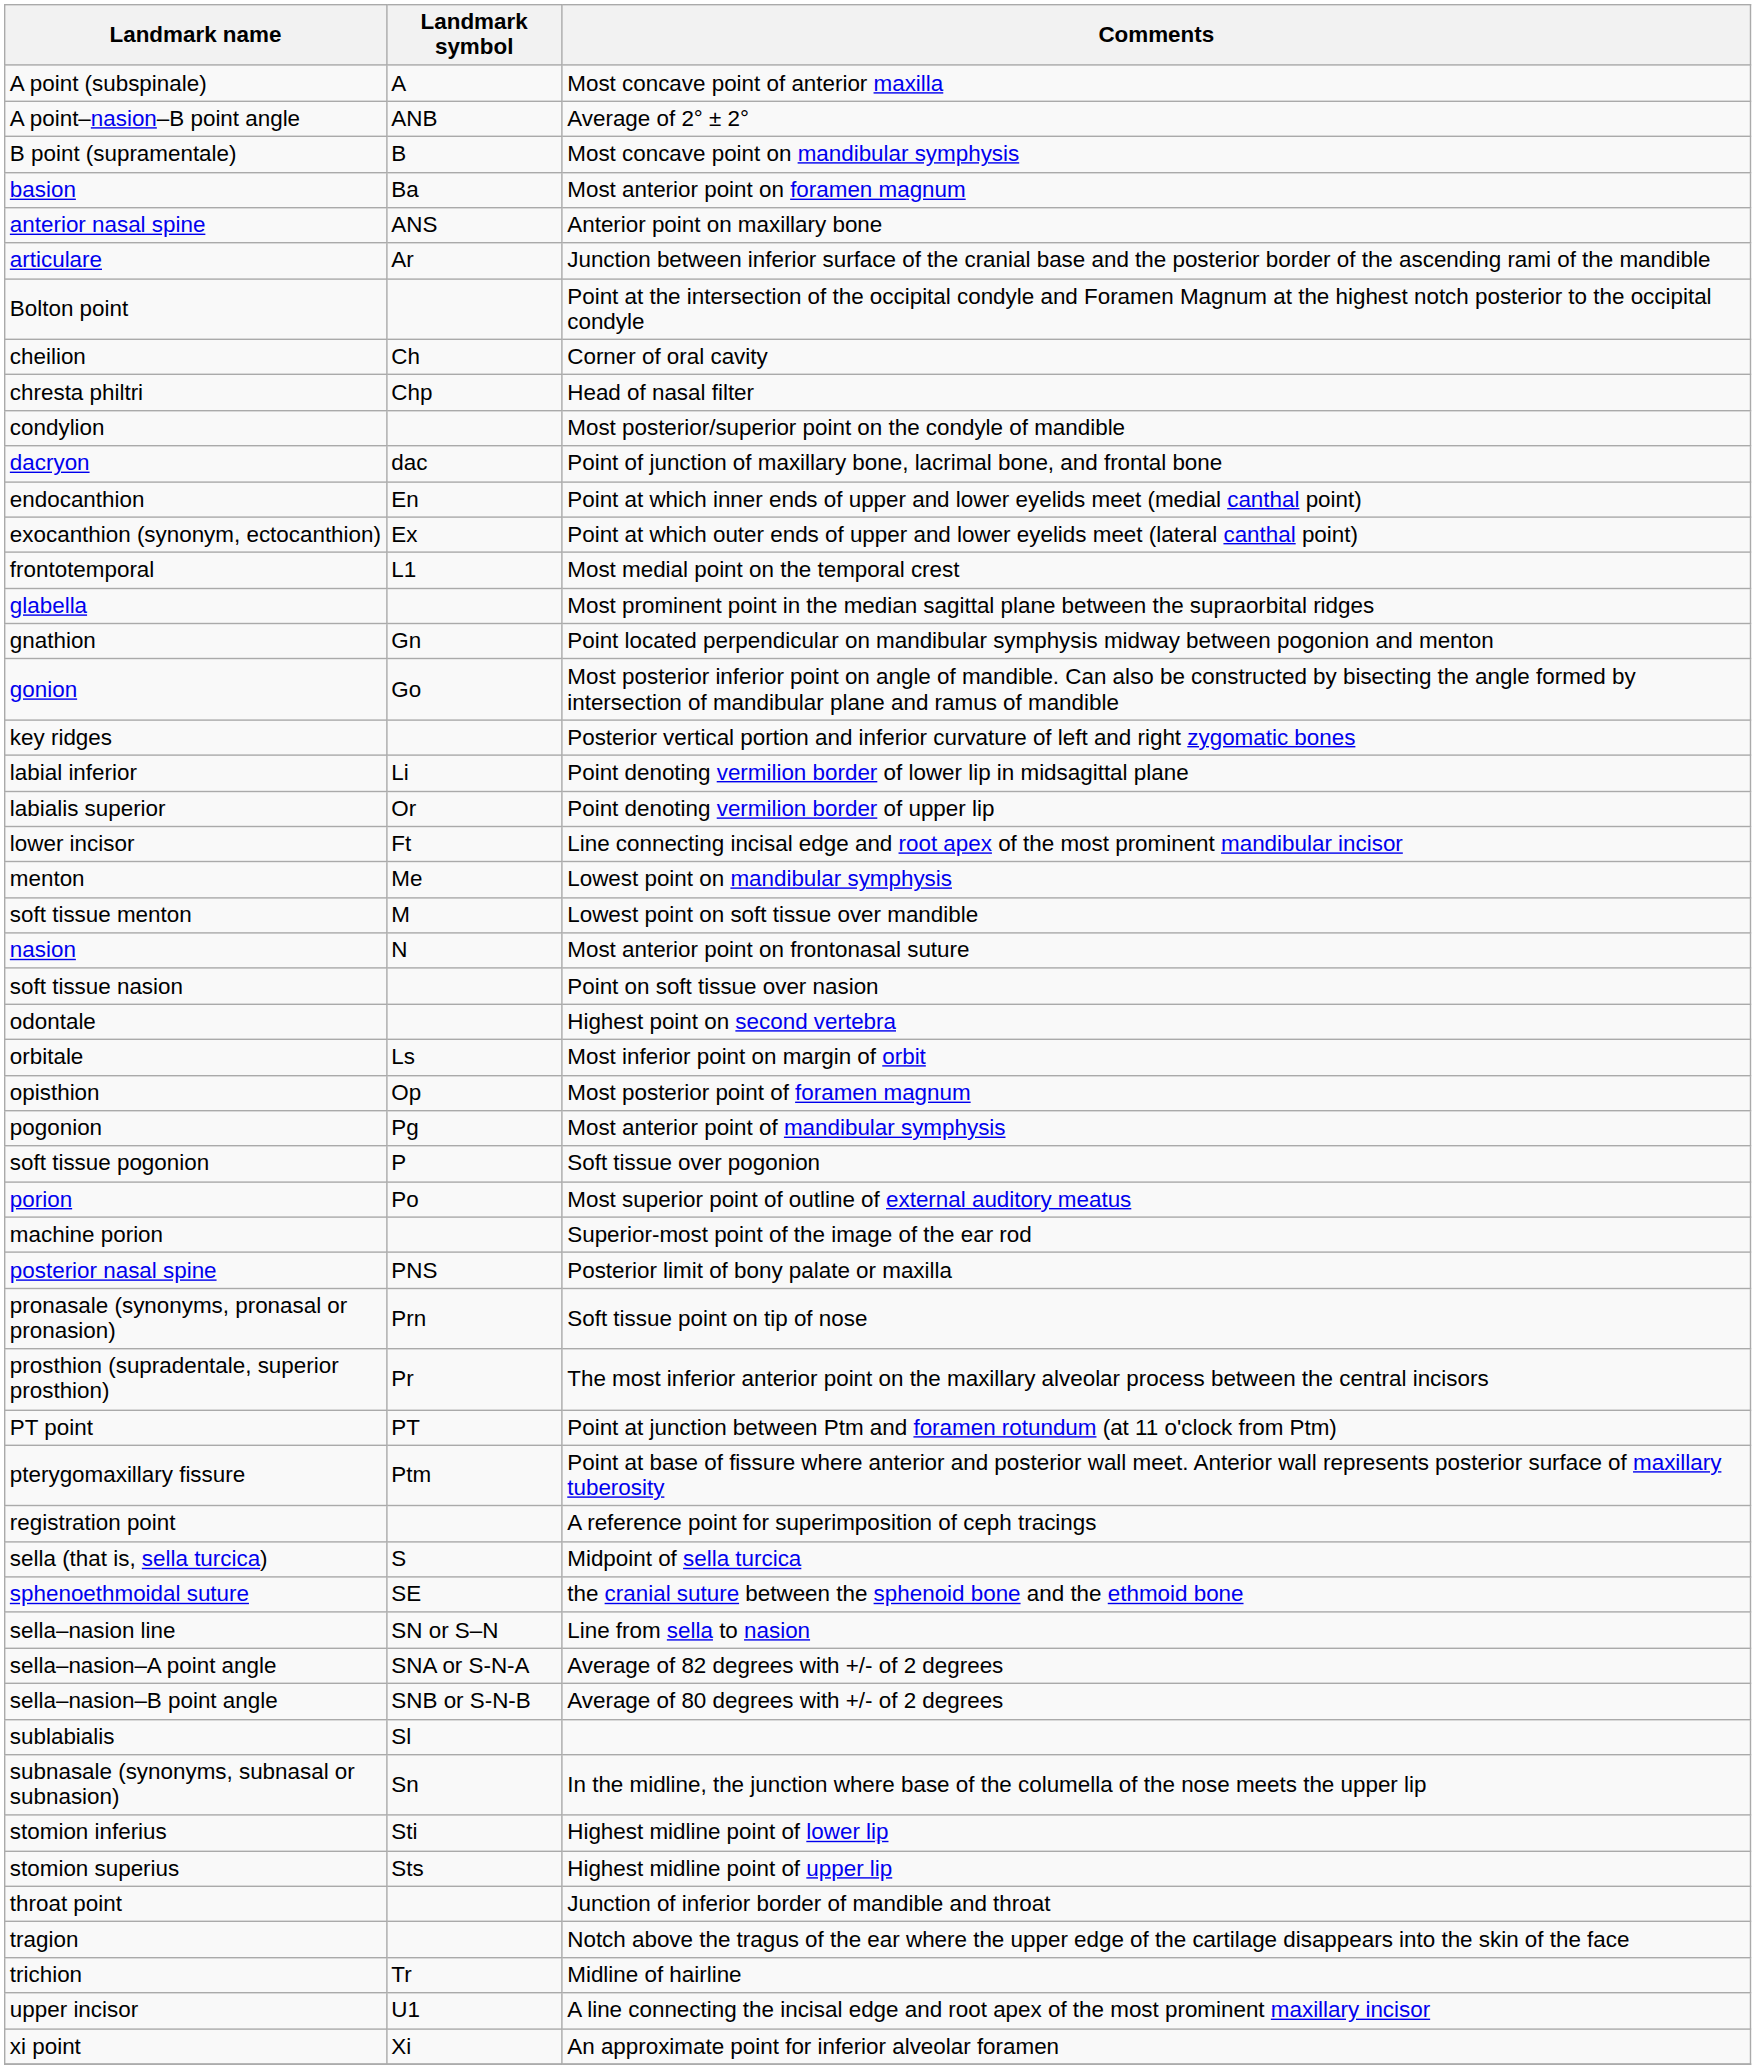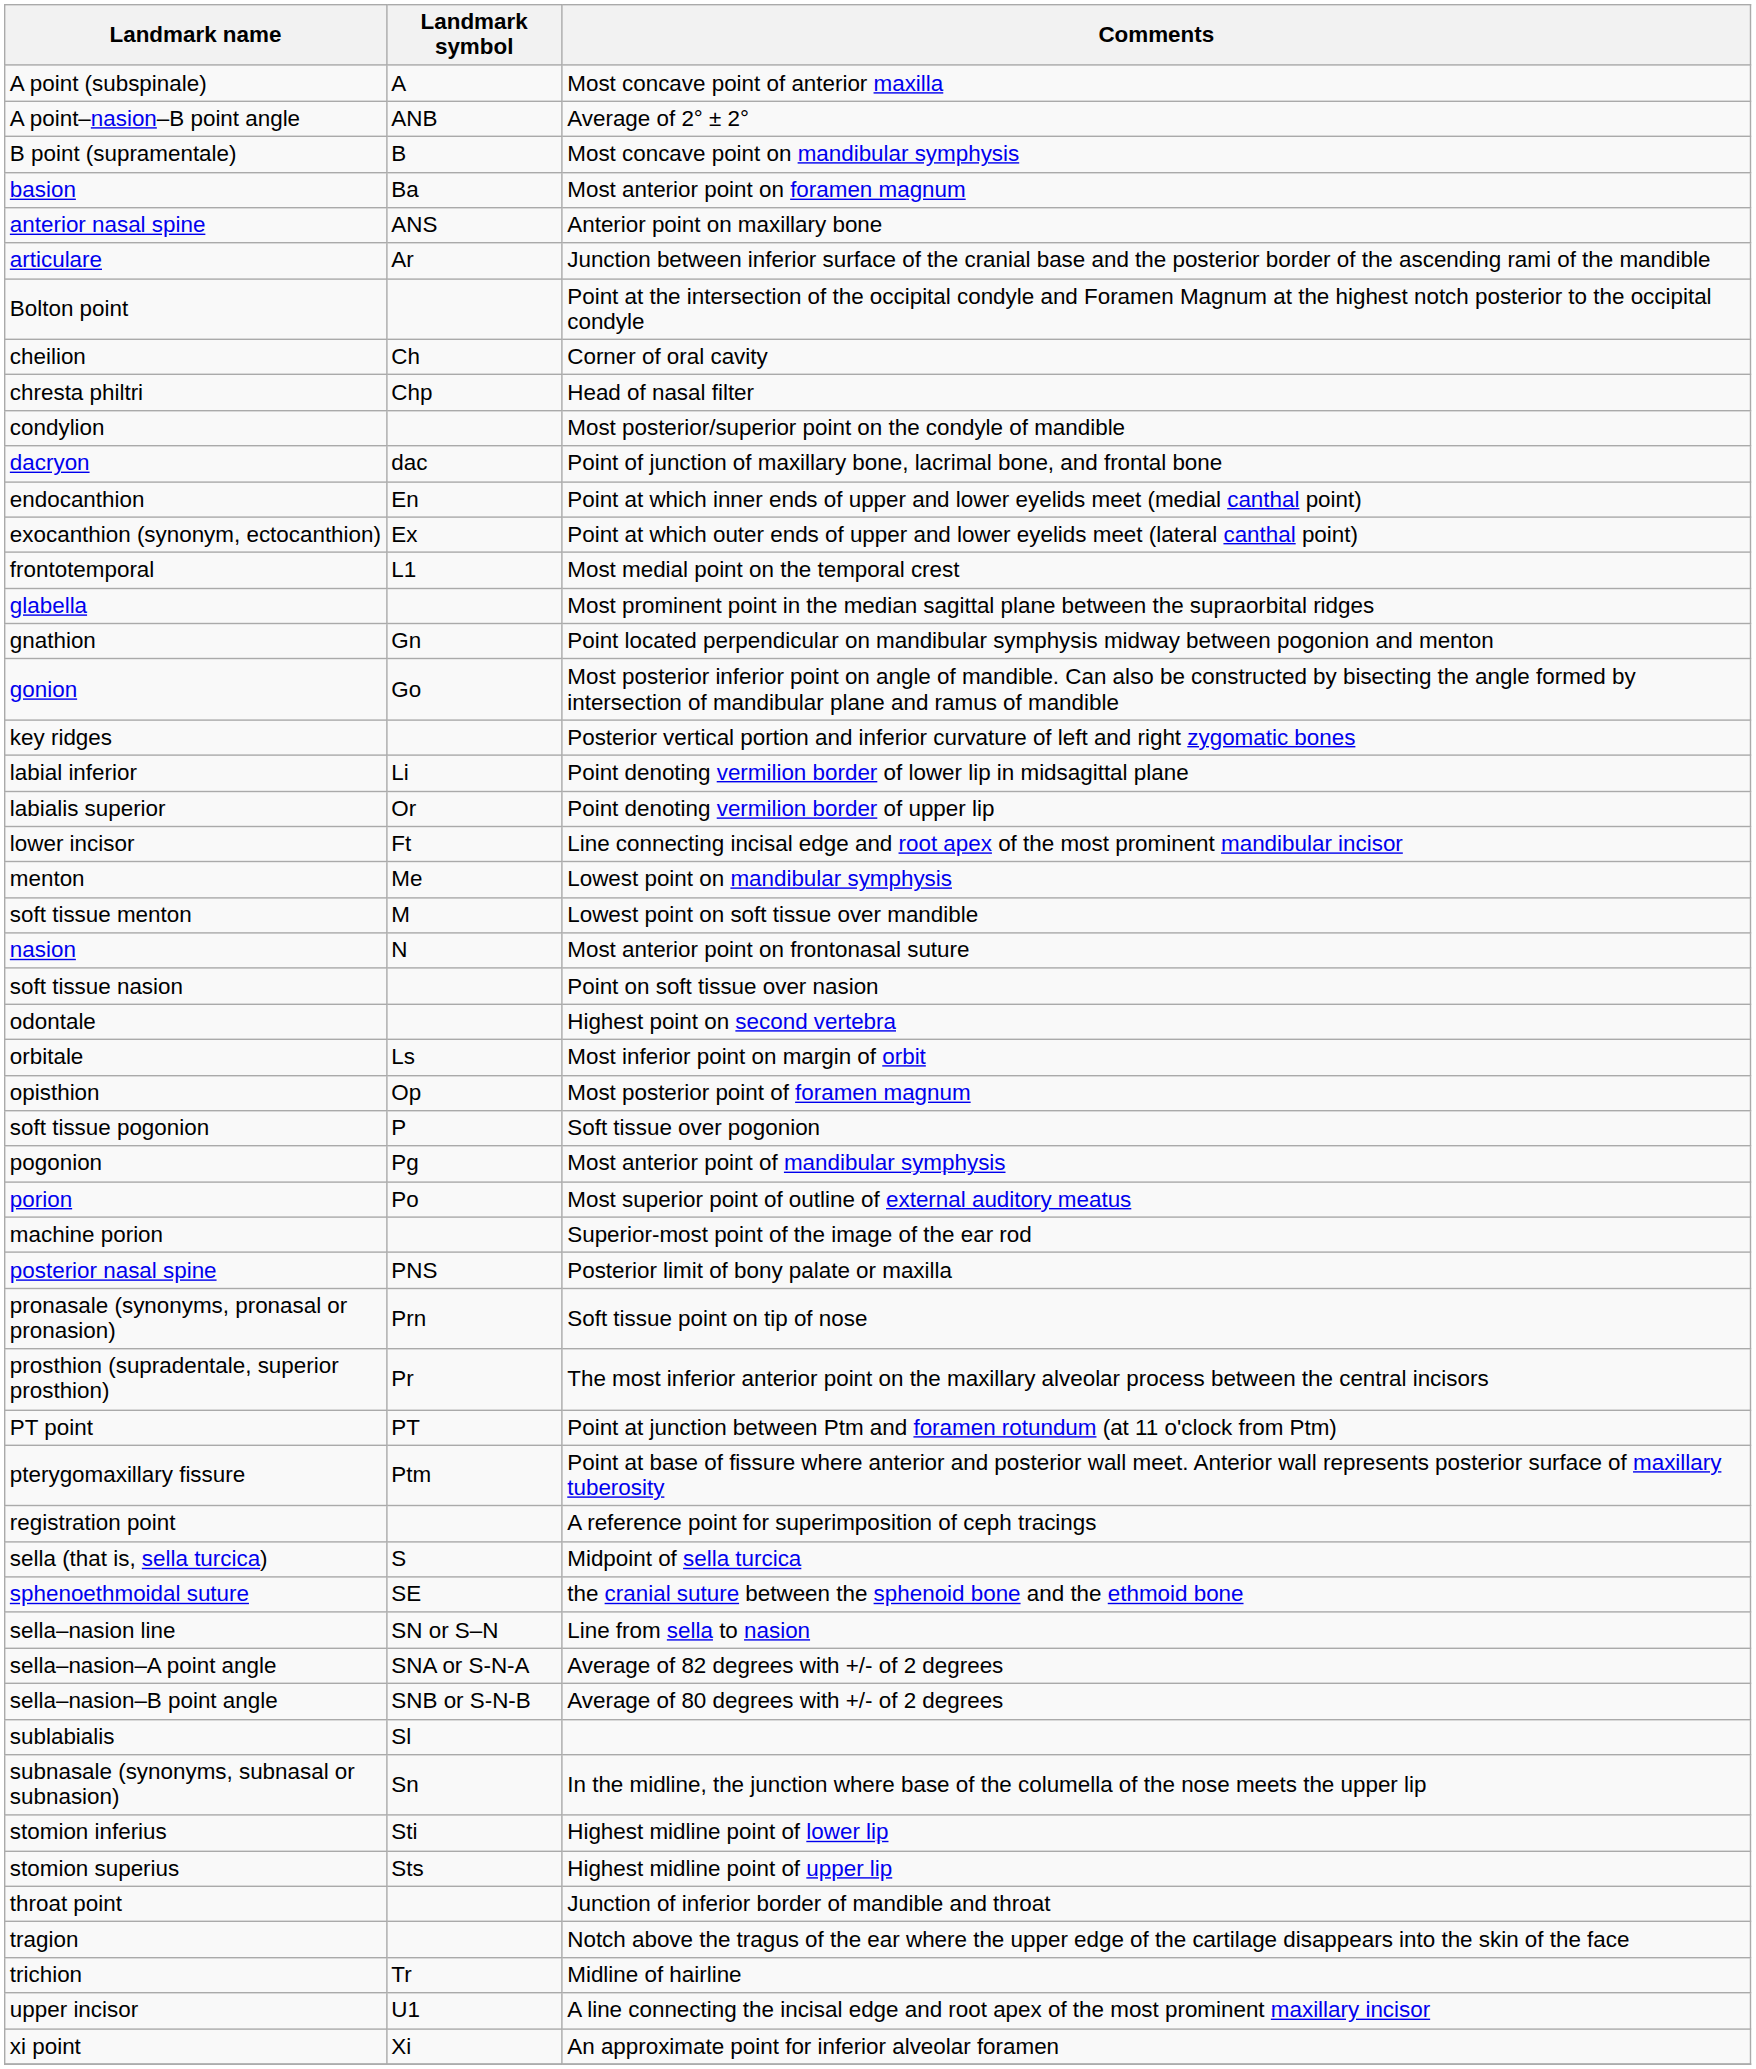rows swapped: (56, 1128) <-> (109, 1163)
